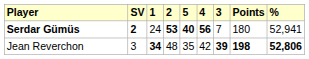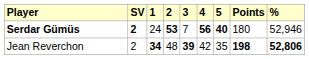columns swapped: (219, 12) <-> (186, 12)
(286, 29) 52,941 -> (286, 29) 52,946
(133, 46) 3 -> (133, 46) 2
